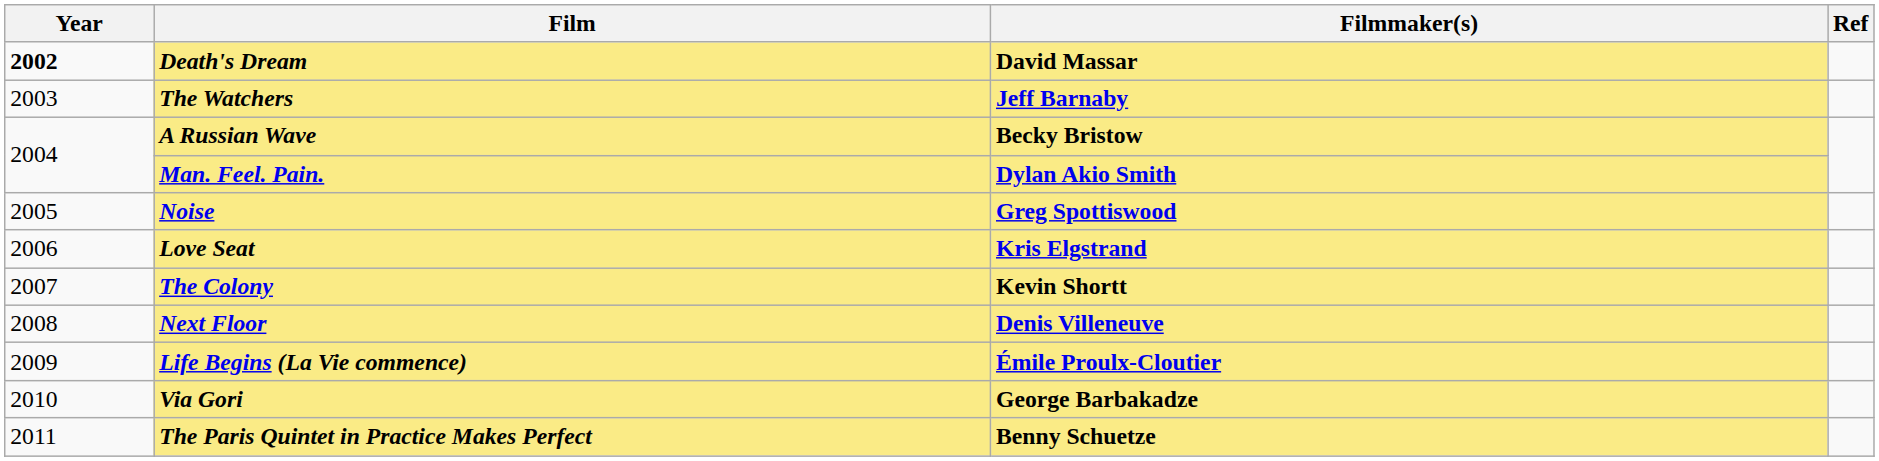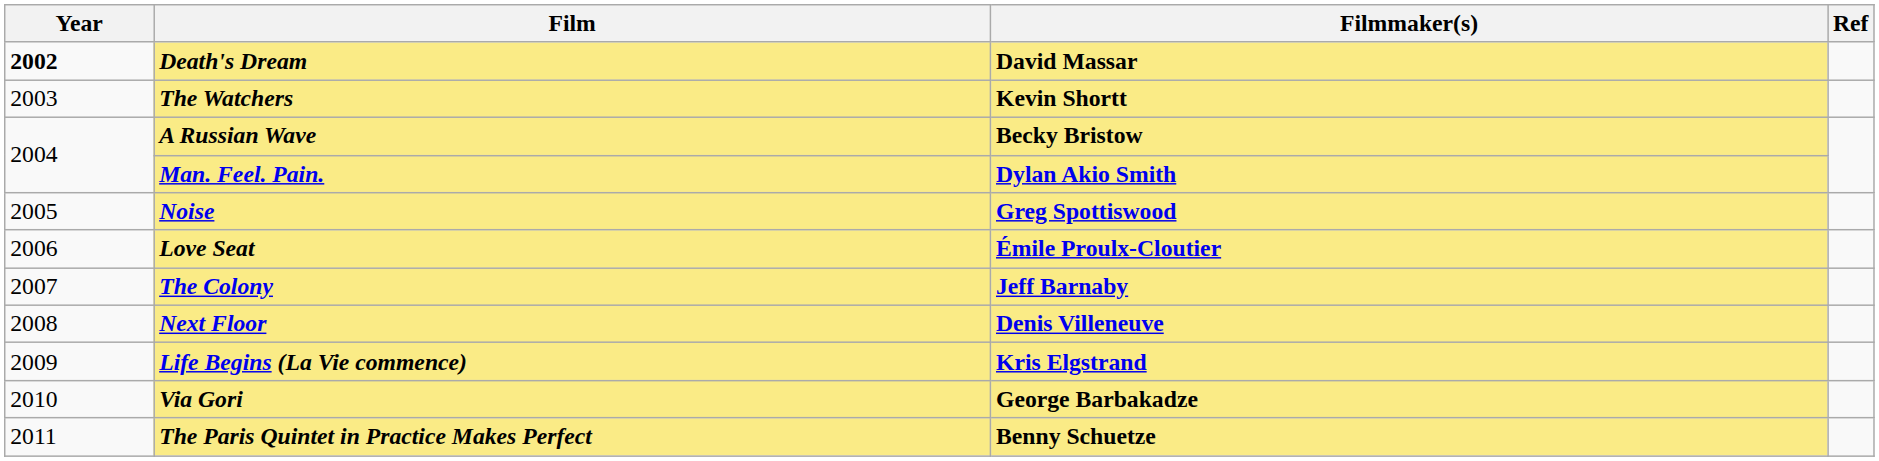(1062, 98) Jeff Barnaby -> (1061, 98) Kevin Shortt
(1071, 248) Kris Elgstrand -> (1109, 248) Émile Proulx-Cloutier
(1061, 286) Kevin Shortt -> (1062, 286) Jeff Barnaby
(1109, 361) Émile Proulx-Cloutier -> (1071, 361) Kris Elgstrand
